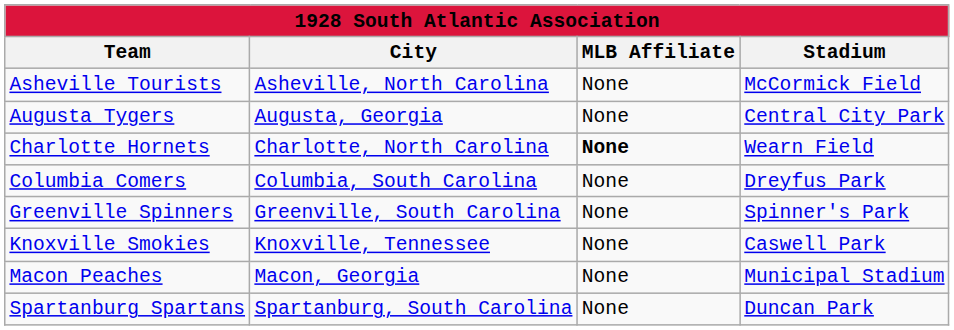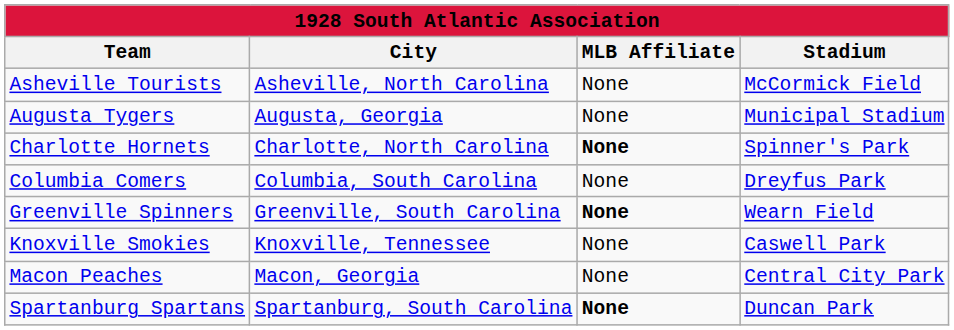(844, 117) Central City Park -> (844, 117) Municipal Stadium
(809, 149) Wearn Field -> (827, 149) Spinner's Park
(605, 213) normal -> (605, 213) bold
(827, 213) Spinner's Park -> (809, 213) Wearn Field
(844, 277) Municipal Stadium -> (844, 277) Central City Park
(605, 309) normal -> (605, 309) bold
